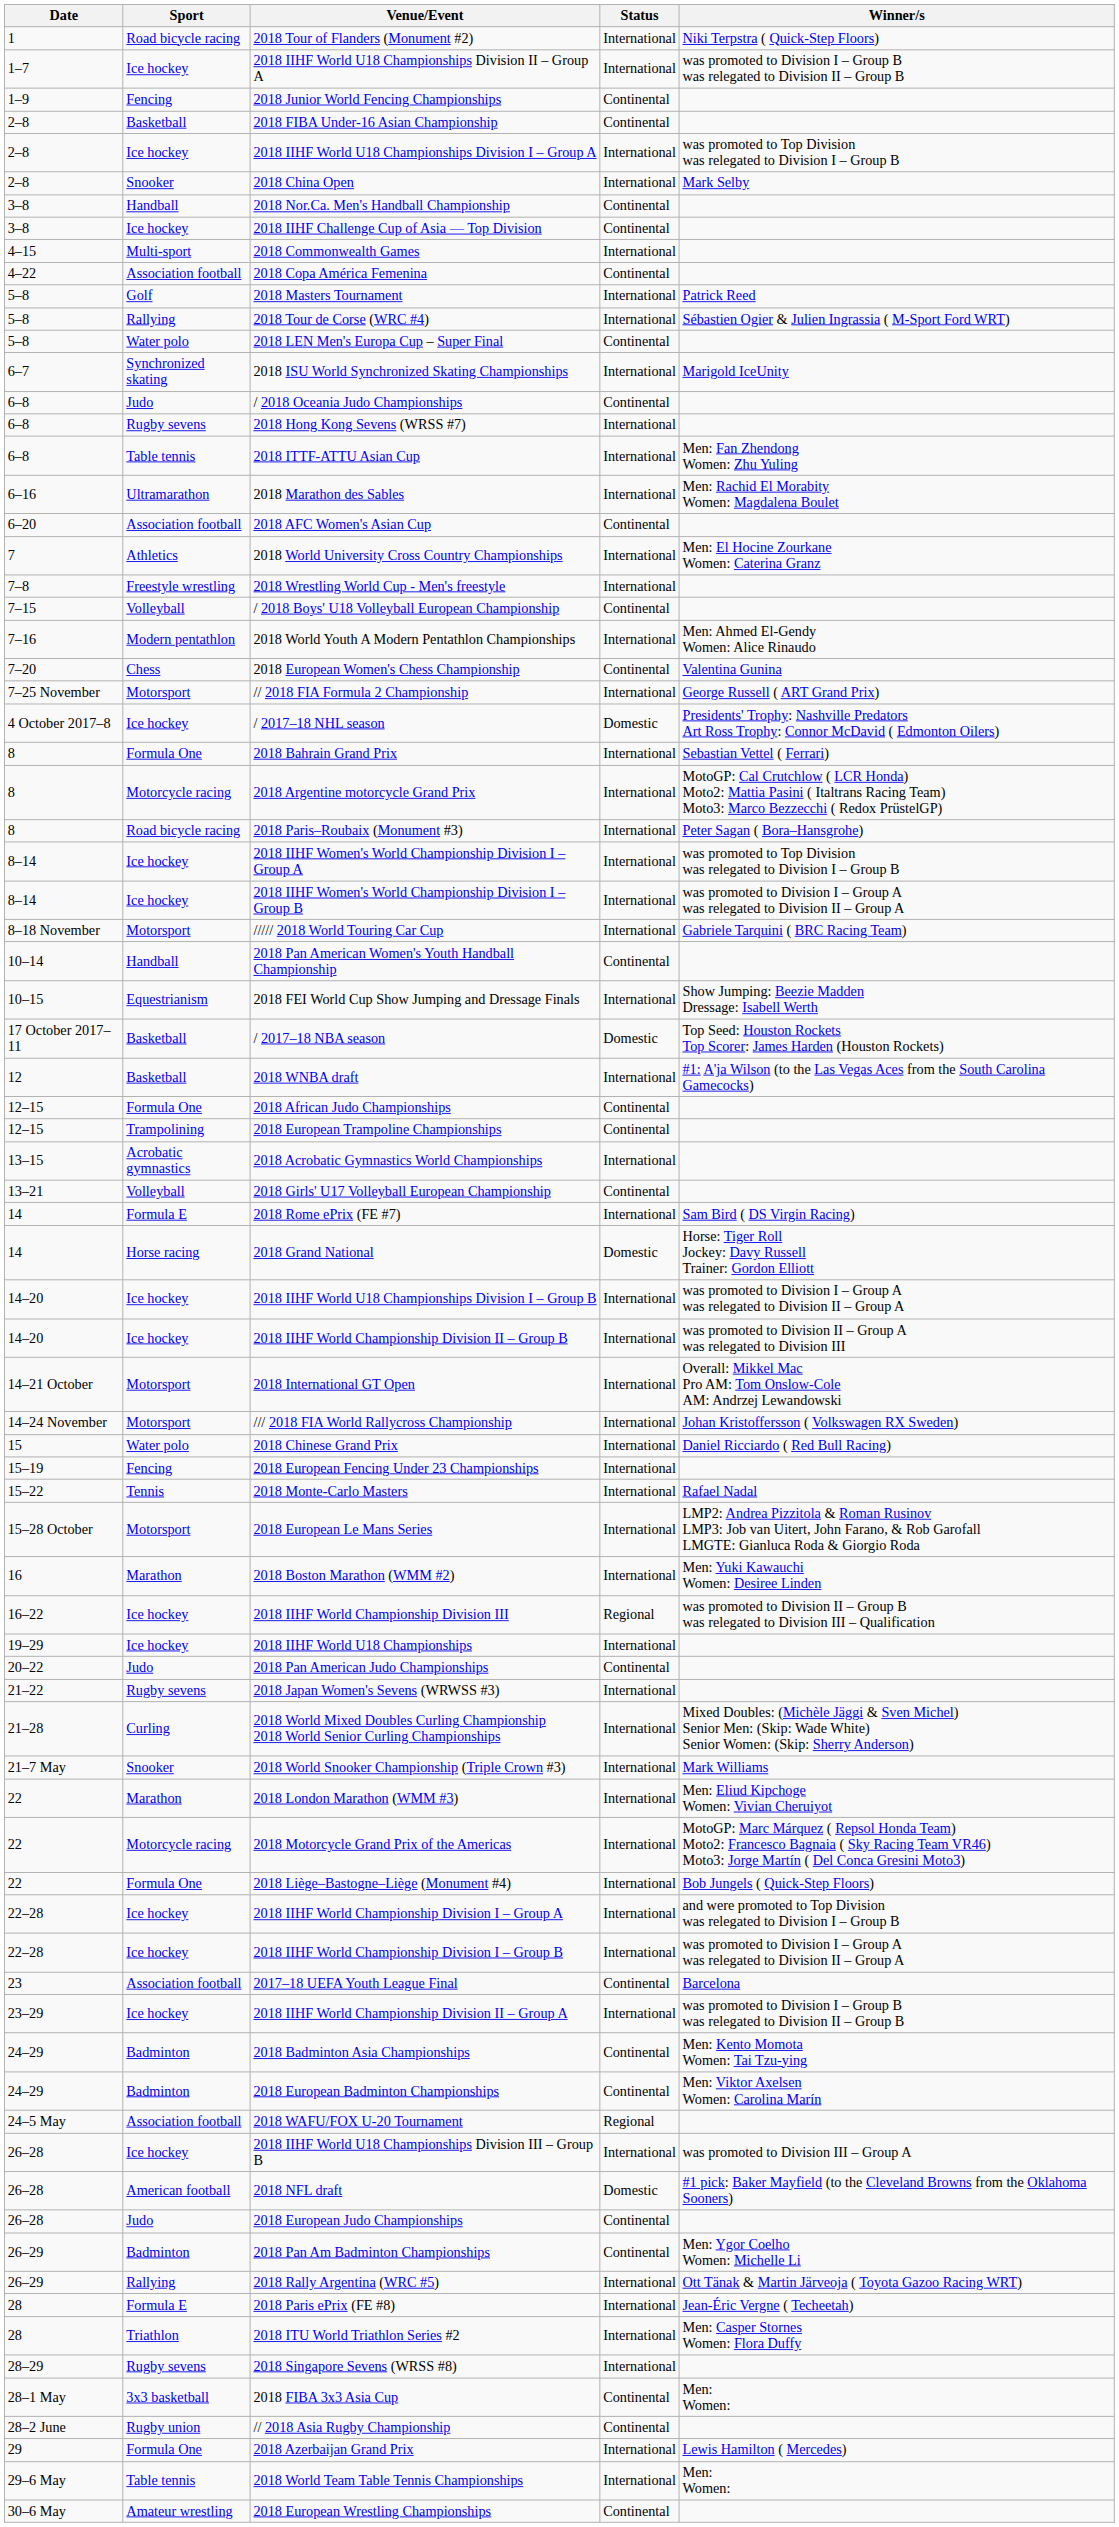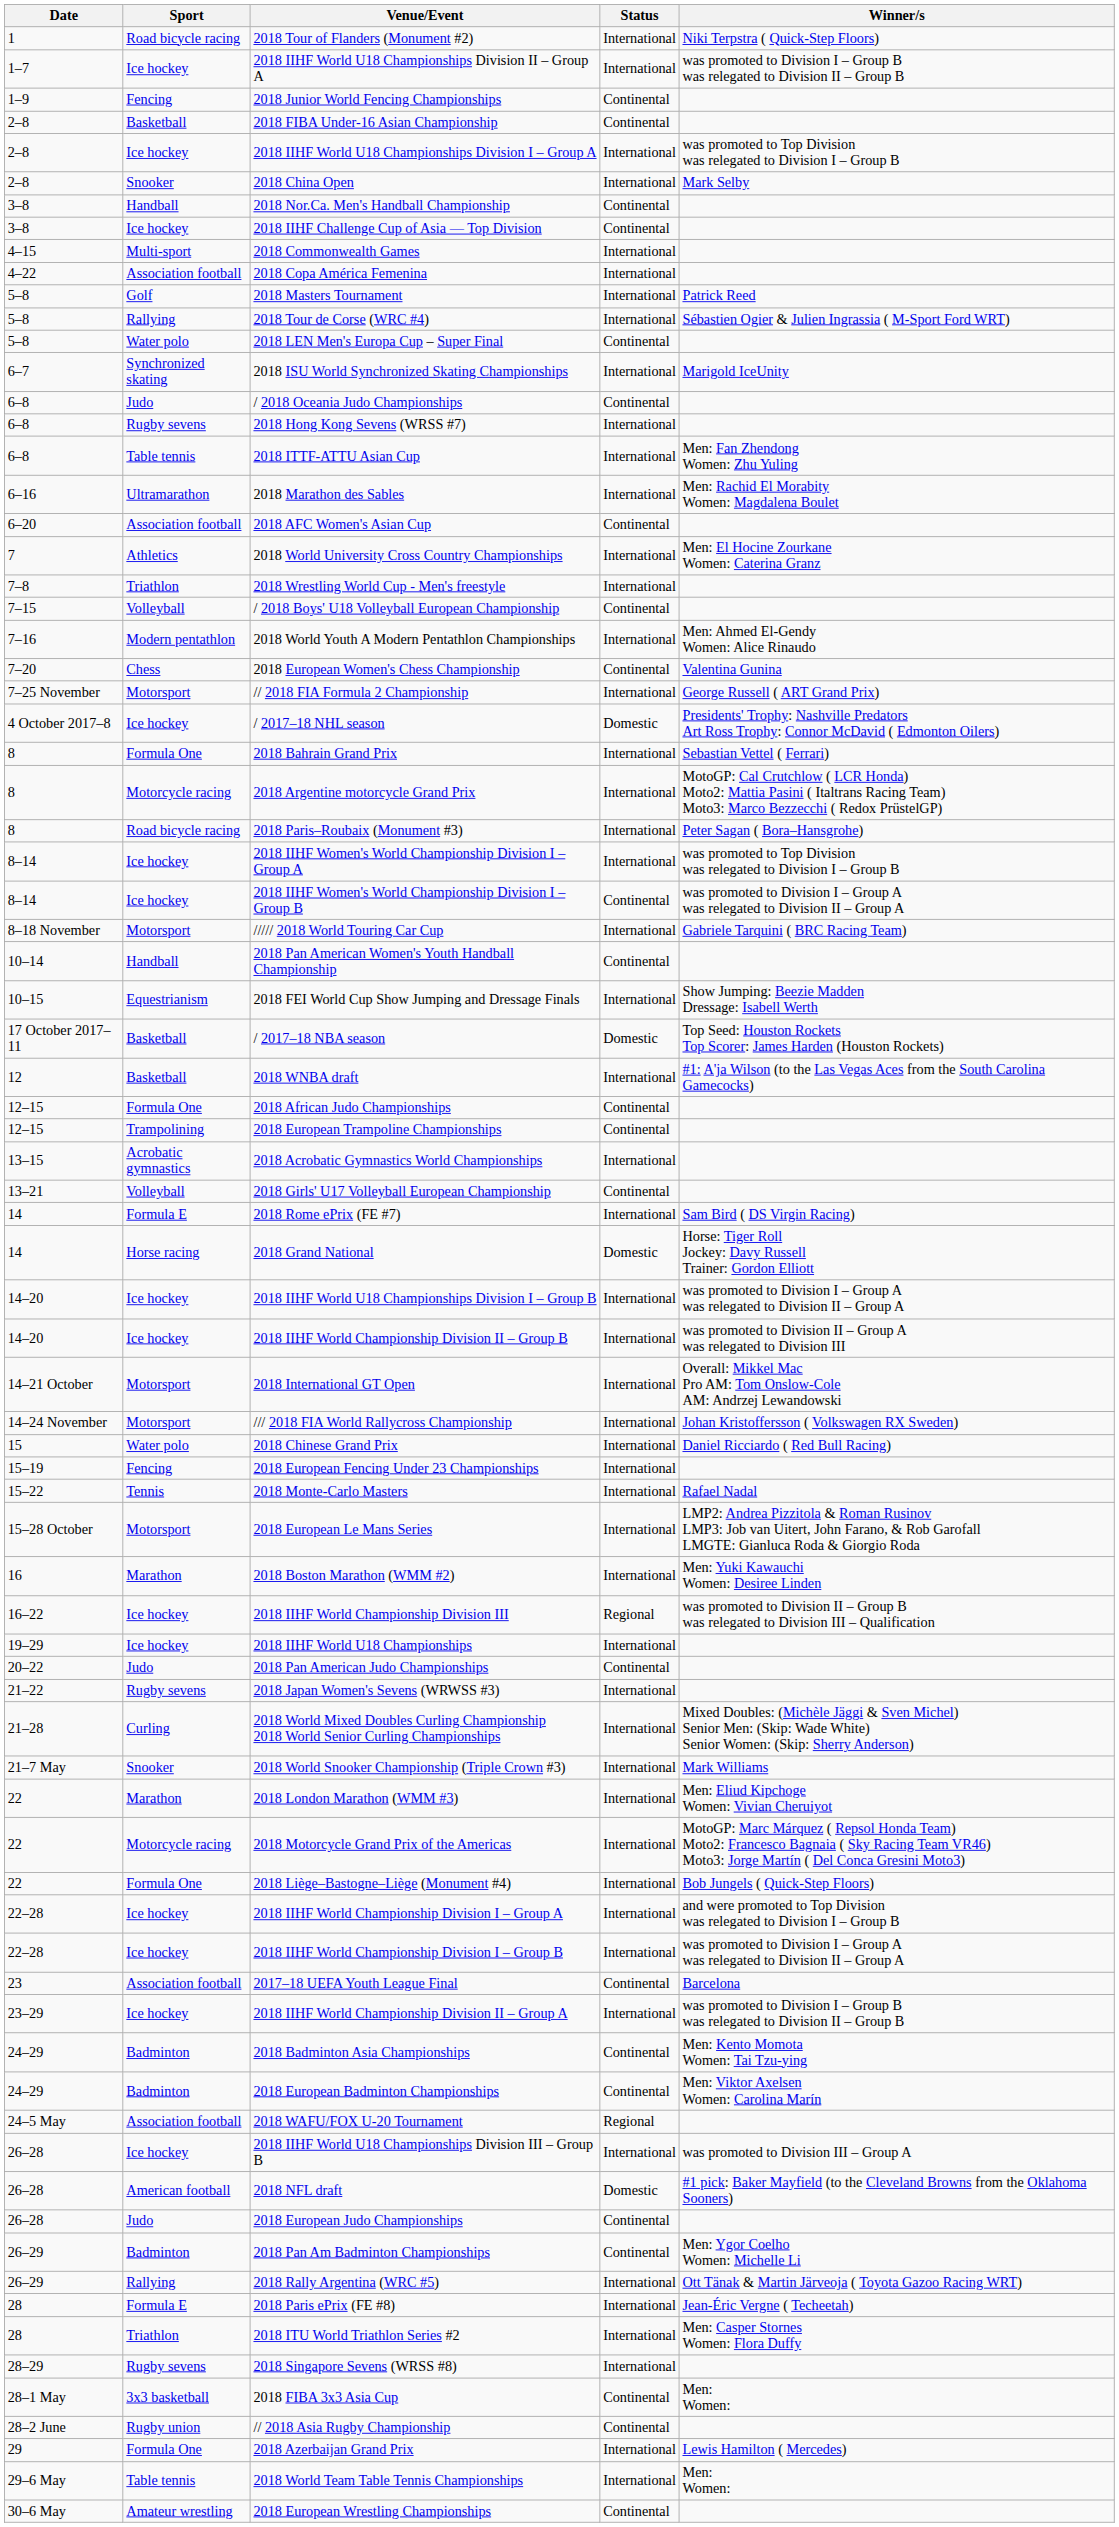(636, 273) Continental -> (640, 273) International
(181, 586) Freestyle wrestling -> (153, 586) Triathlon
(640, 900) International -> (636, 900) Continental
